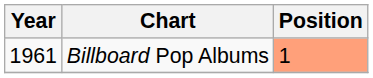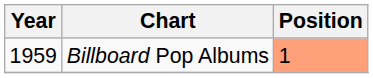(33, 55) 1961 -> (33, 55) 1959
